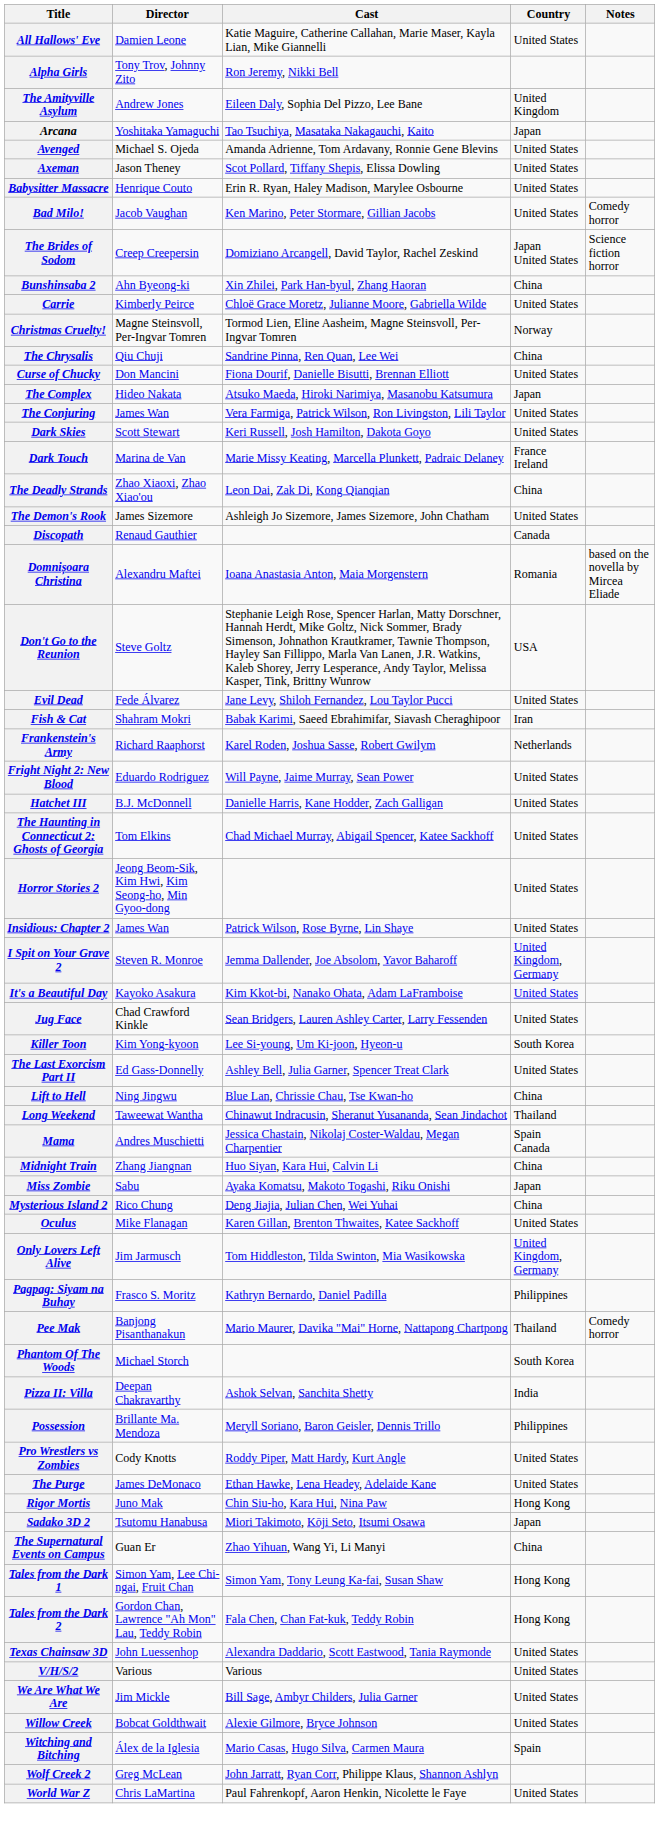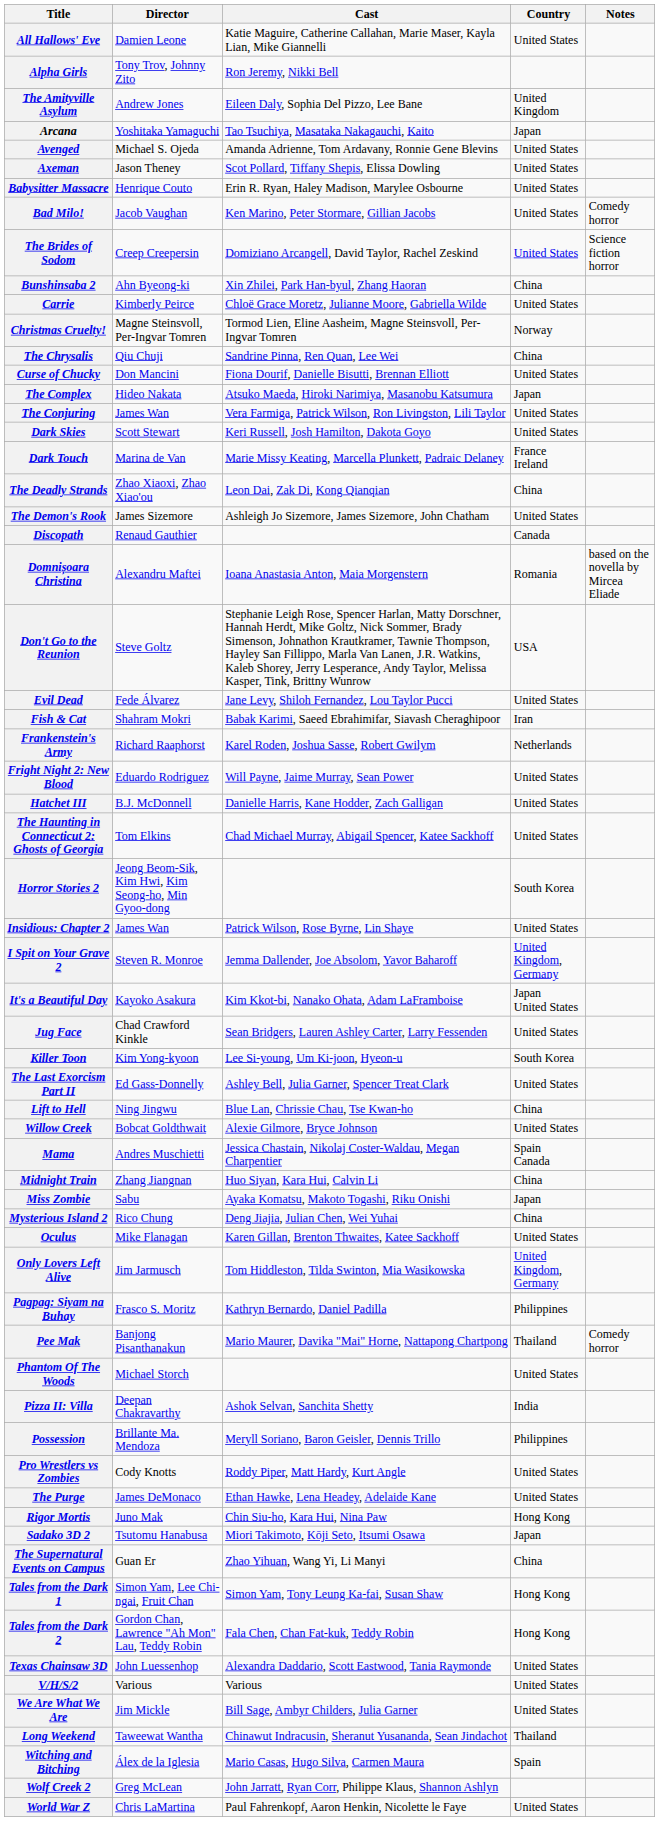(546, 252) Japan United States -> (546, 252) United States
(546, 888) United States -> (544, 888) South Korea
(546, 993) United States -> (546, 999) Japan United States
rows swapped: (58, 1115) <-> (58, 1722)
(544, 1360) South Korea -> (546, 1374) United States
